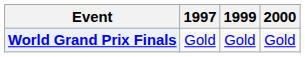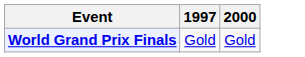- column: (240, 17)
